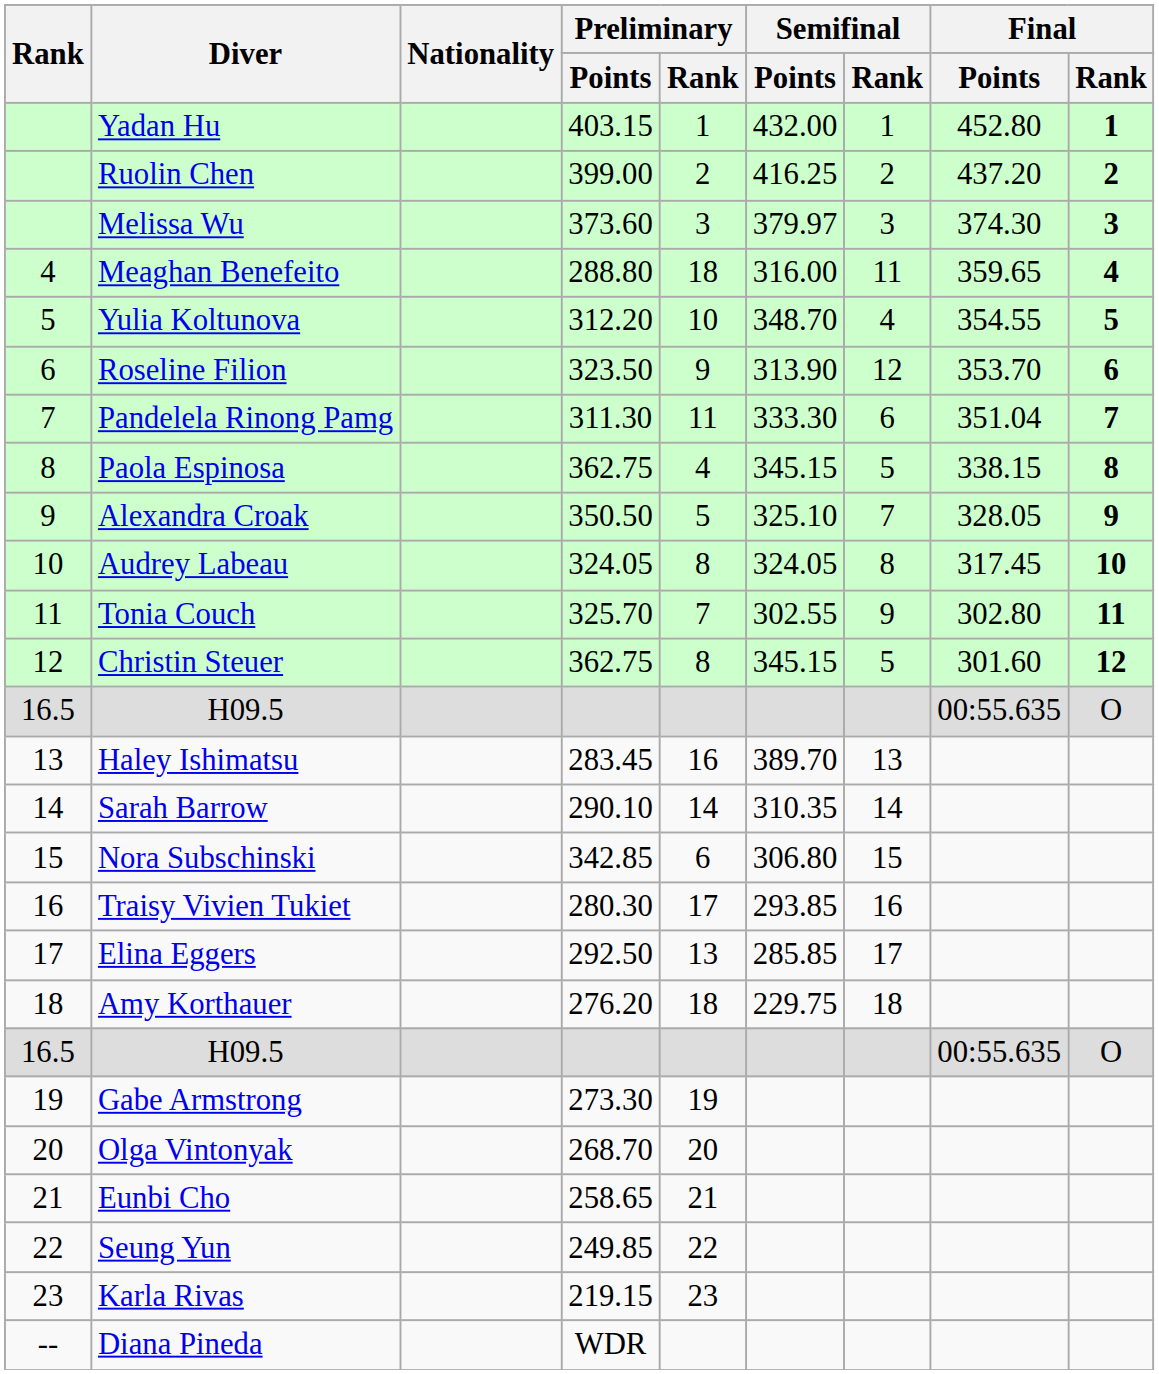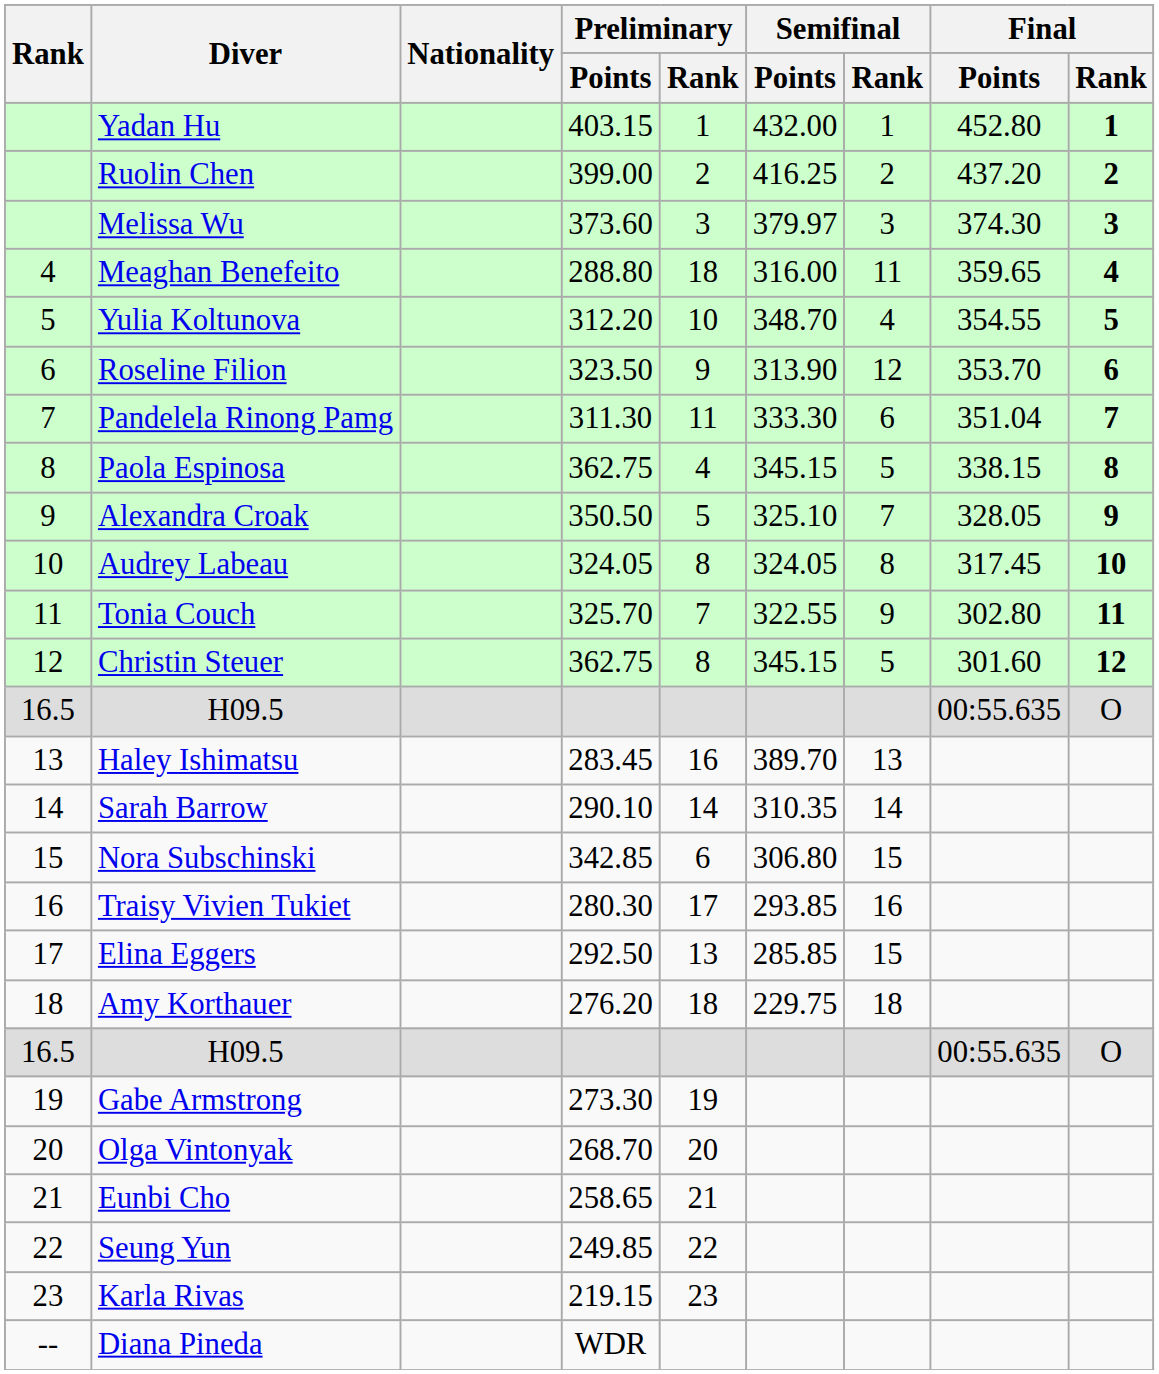(795, 613) 302.55 -> (795, 613) 322.55
(887, 954) 17 -> (887, 954) 15
